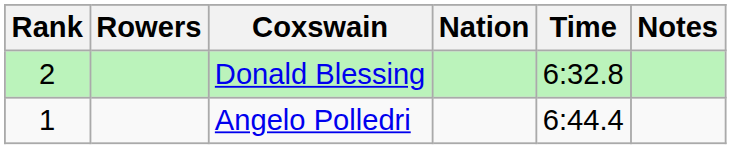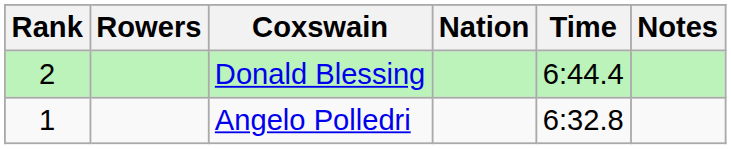(583, 73) 6:32.8 -> (583, 73) 6:44.4
(583, 119) 6:44.4 -> (583, 119) 6:32.8
